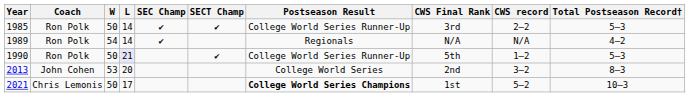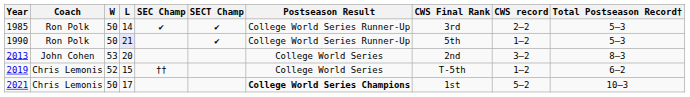- row: (17, 41)
+ row: (17, 70)
